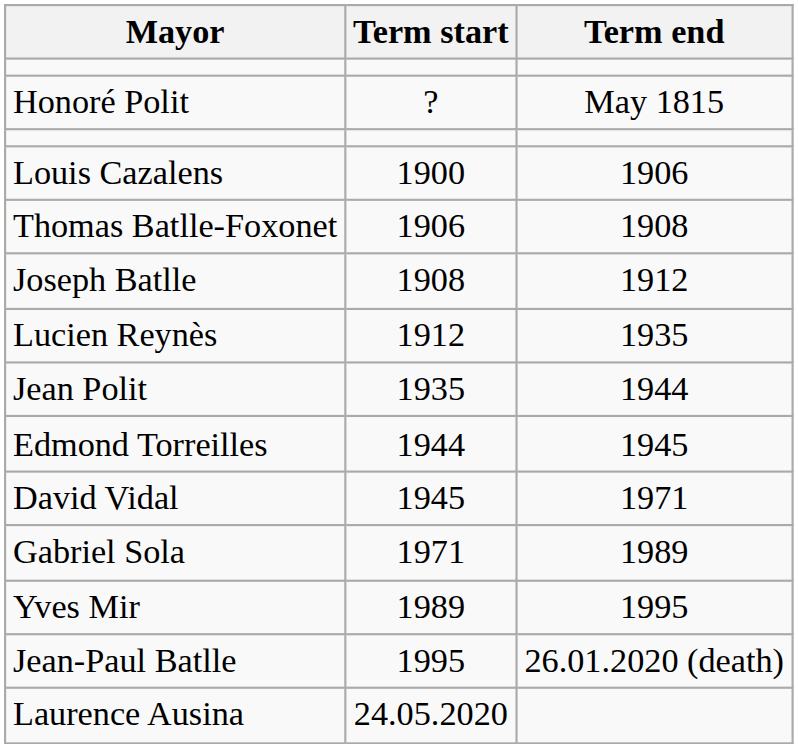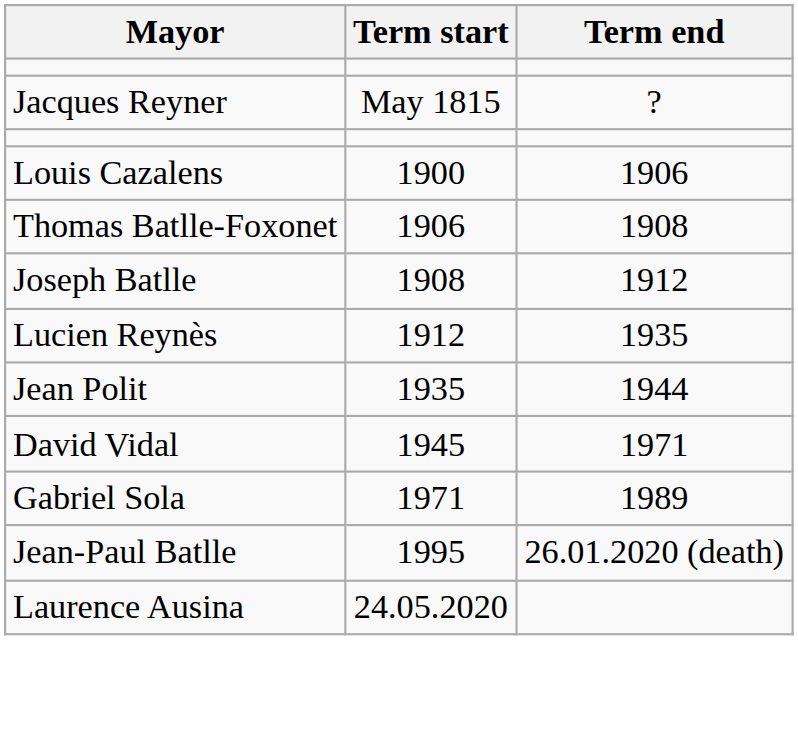- row: (101, 101)
+ row: (120, 101)
- row: (140, 443)
- row: (76, 606)
